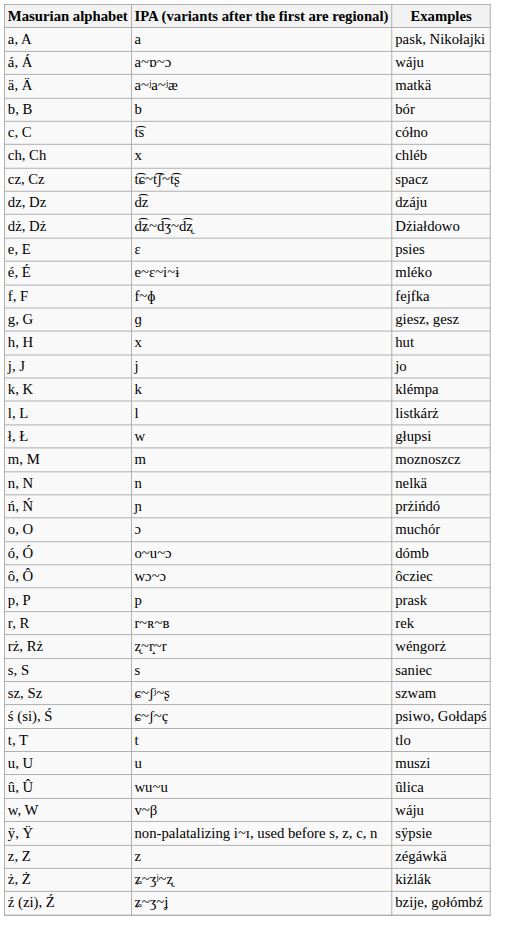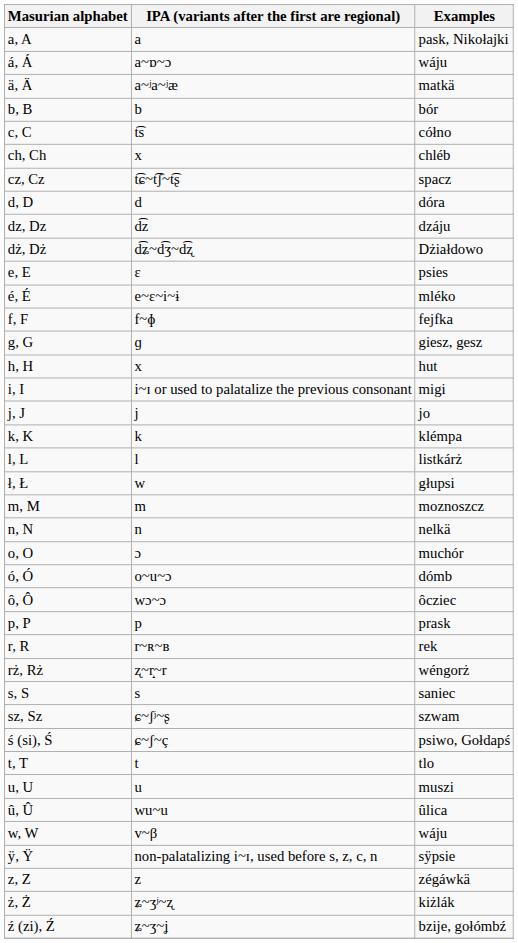+ row: (21, 202)
+ row: (16, 389)
- row: (21, 506)
